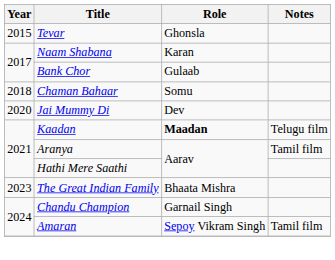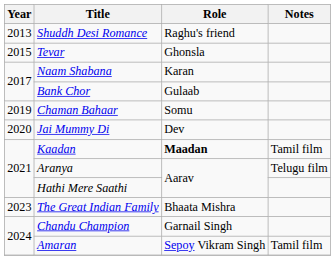+ row: (92, 33)
(19, 91) 2018 -> (19, 110) 2019
(299, 129) Telugu film -> (297, 149) Tamil film
(297, 149) Tamil film -> (299, 168) Telugu film
